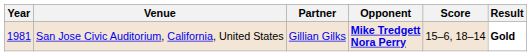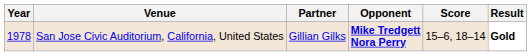(19, 36) 1981 -> (19, 36) 1978
